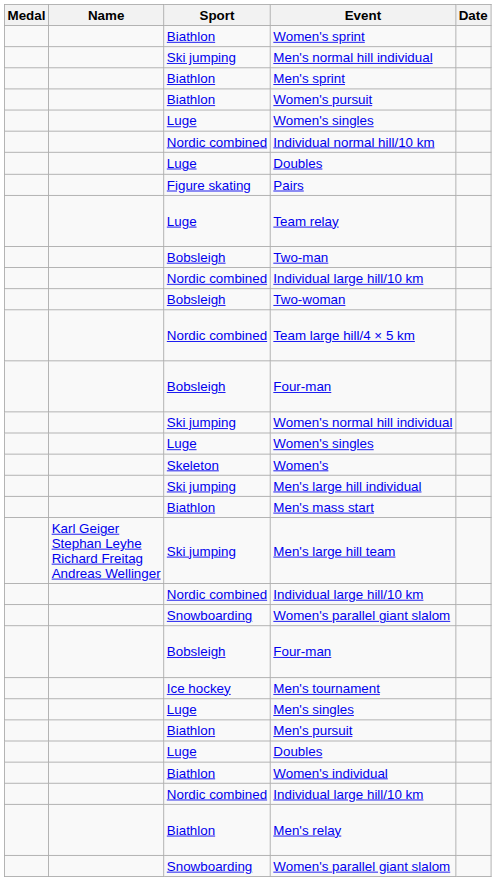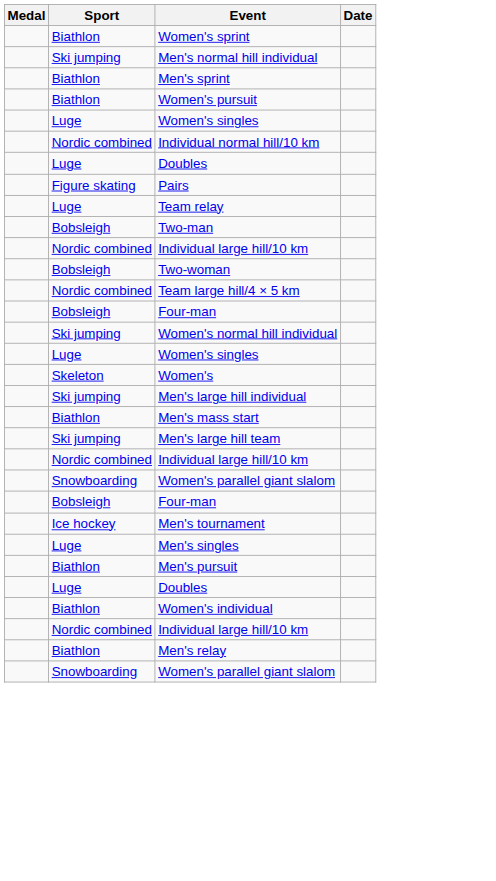- column: (106, 15)
